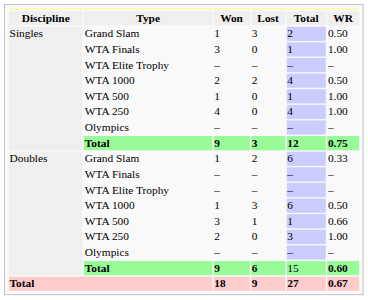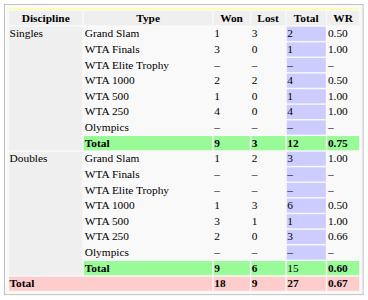(290, 159) 6 -> (290, 159) 3
(338, 159) 0.33 -> (338, 159) 1.00
(338, 221) 0.66 -> (338, 221) 1.00
(338, 237) 1.00 -> (338, 237) 0.66
